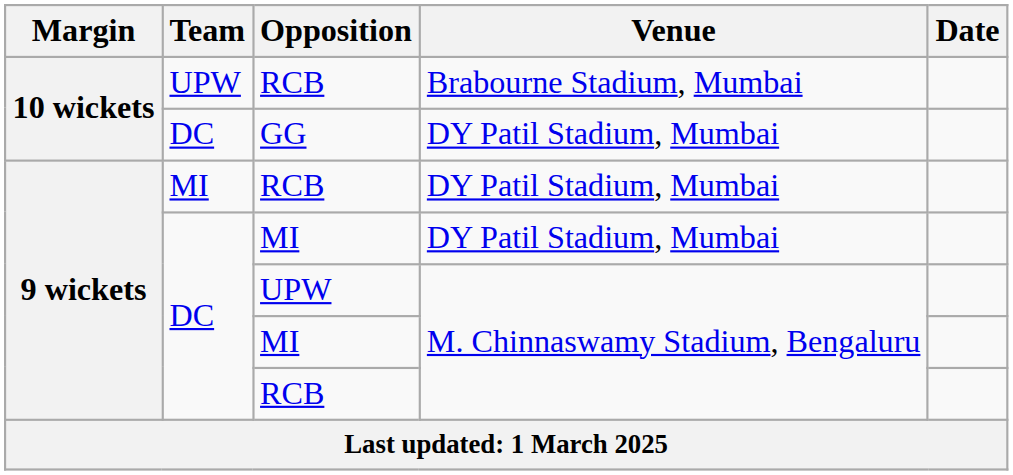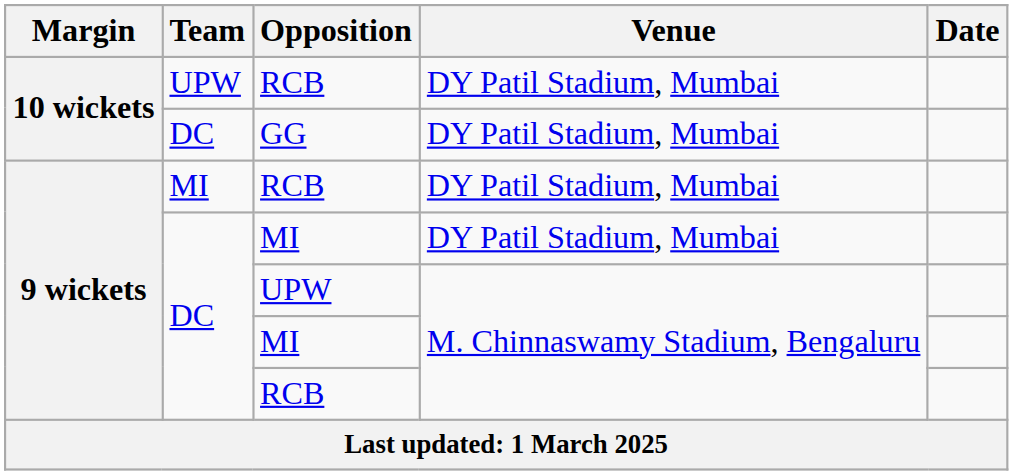(615, 81) Brabourne Stadium, Mumbai -> (603, 81) DY Patil Stadium, Mumbai
